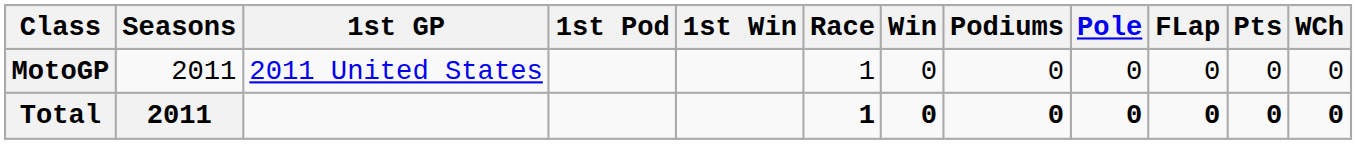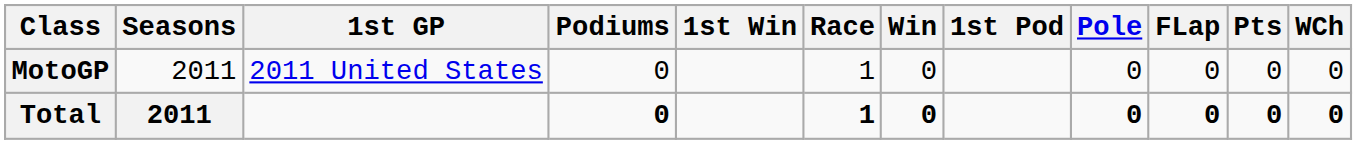columns swapped: (613, 27) <-> (1007, 27)
